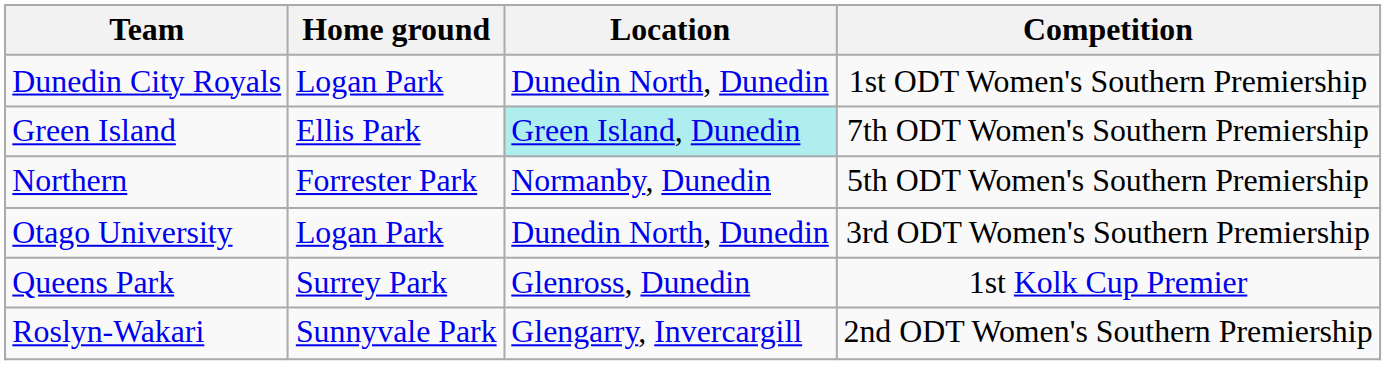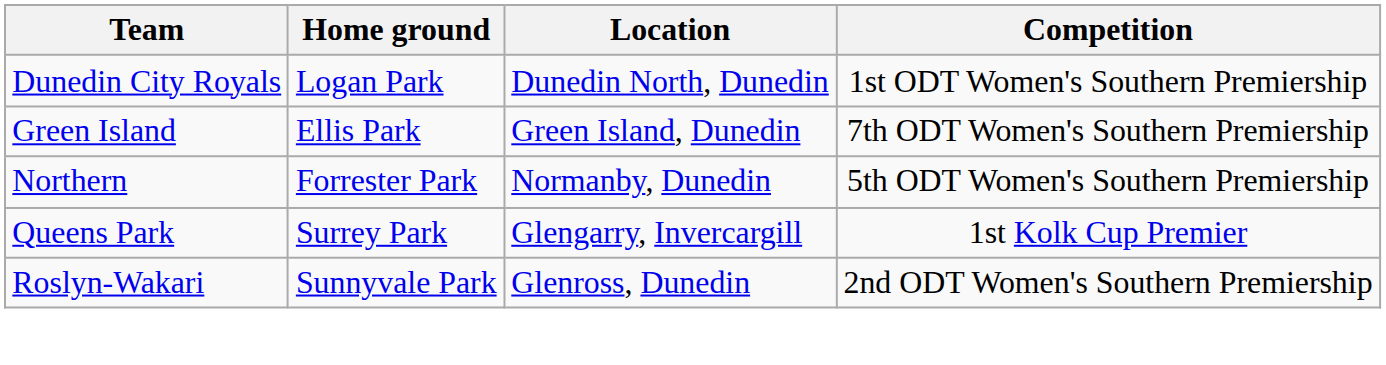(656, 130) paleturquoise background -> (656, 130) no background
- row: (122, 231)
(631, 282) Glenross, Dunedin -> (657, 231) Glengarry, Invercargill
(657, 332) Glengarry, Invercargill -> (631, 282) Glenross, Dunedin
